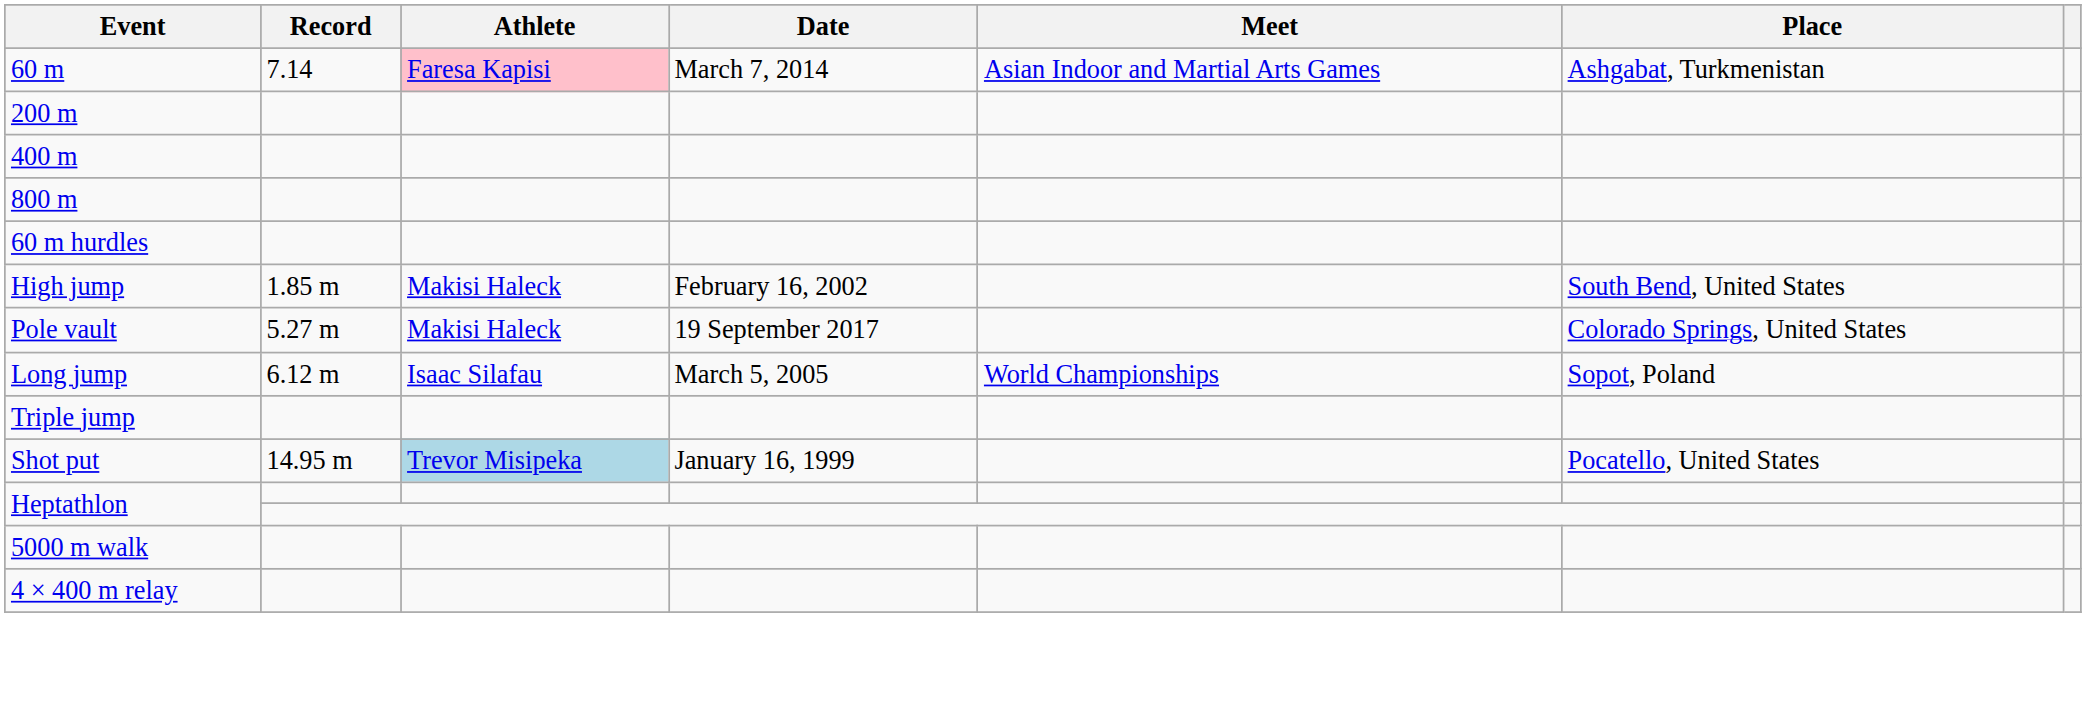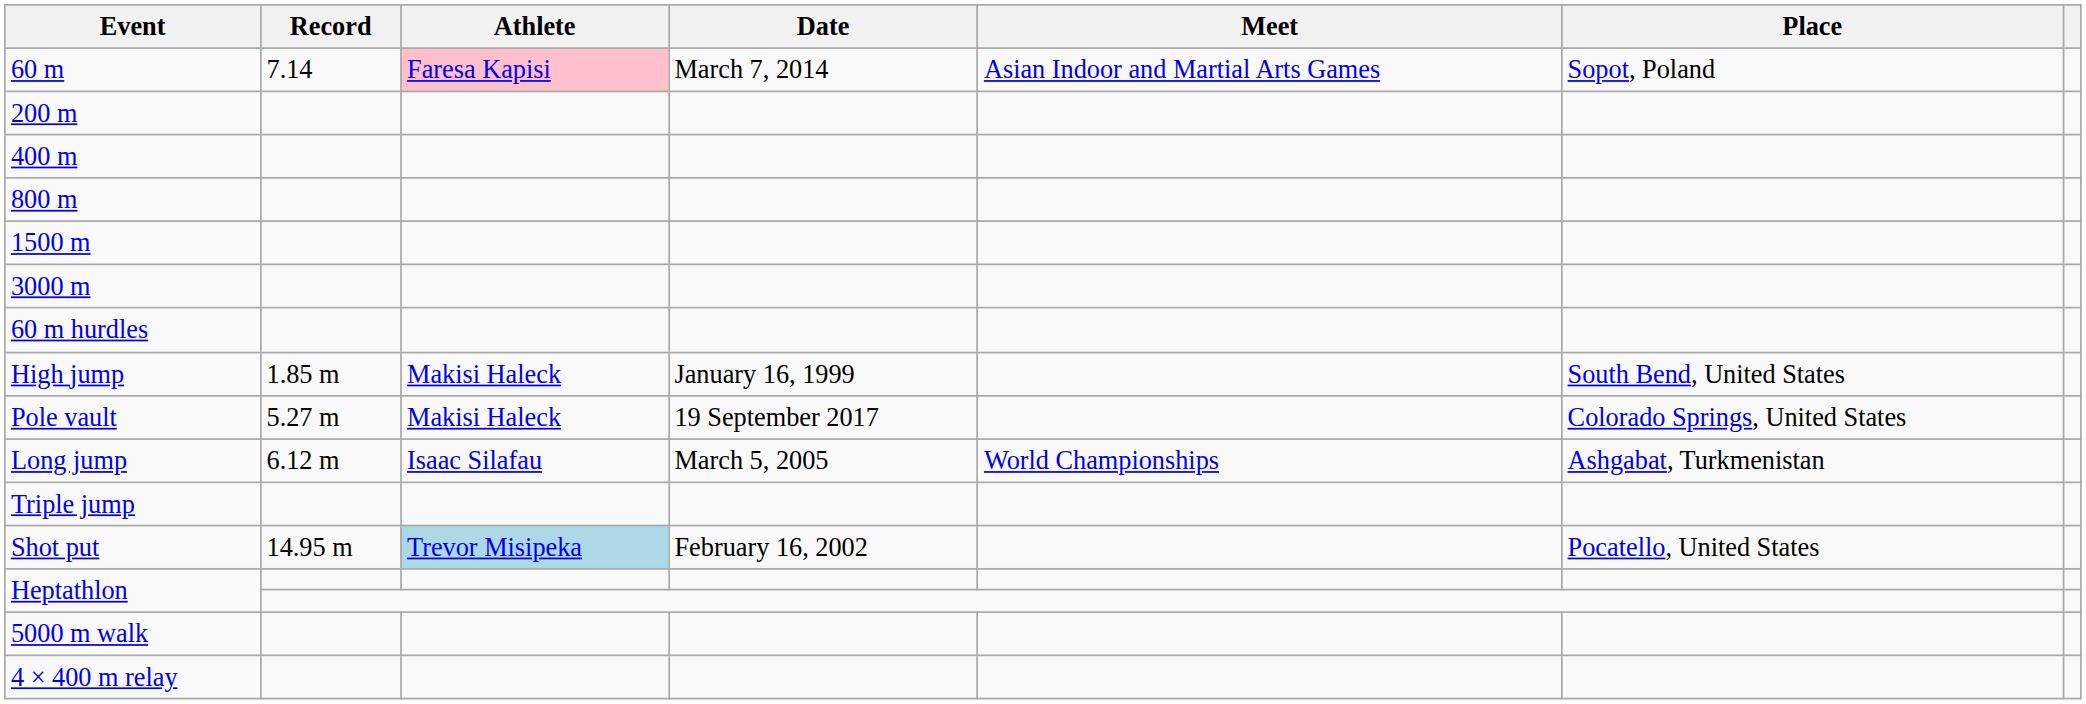(1696, 69) Ashgabat, Turkmenistan -> (1641, 69) Sopot, Poland
+ row: (51, 243)
+ row: (51, 286)
(771, 286) February 16, 2002 -> (765, 373) January 16, 1999
(1641, 373) Sopot, Poland -> (1696, 459) Ashgabat, Turkmenistan
(765, 459) January 16, 1999 -> (771, 546) February 16, 2002
